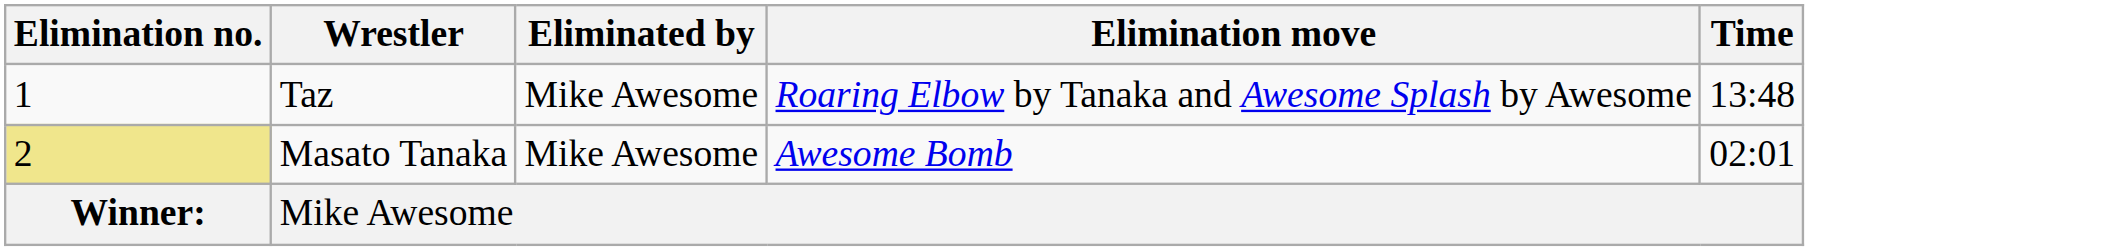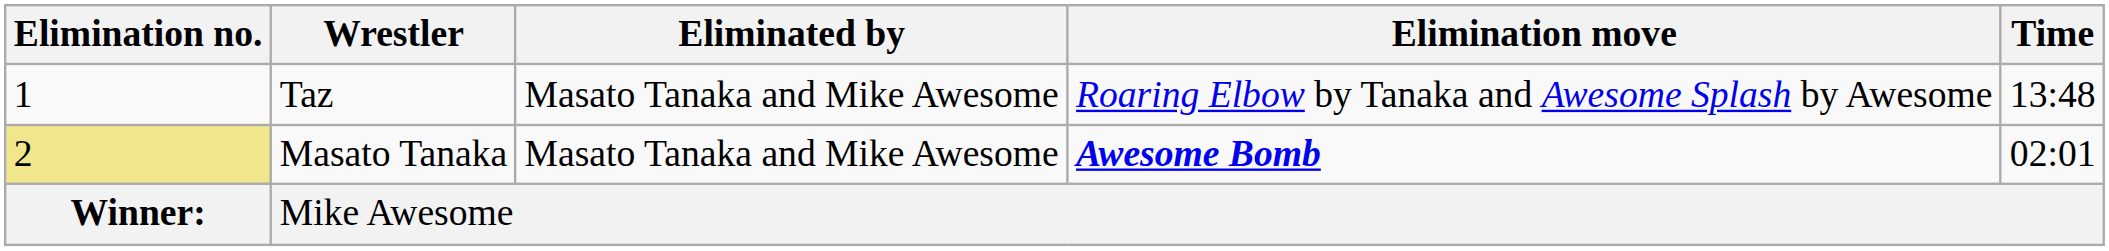(641, 93) Mike Awesome -> (792, 93) Masato Tanaka and Mike Awesome
(641, 153) Mike Awesome -> (792, 153) Masato Tanaka and Mike Awesome
(894, 153) normal -> (1198, 153) bold
